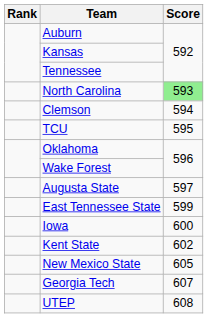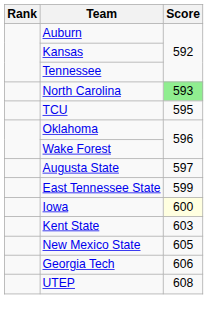- row: (67, 110)
(183, 226) no background -> (183, 206) lightyellow background
(183, 245) 602 -> (183, 226) 603
(183, 284) 607 -> (183, 264) 606
